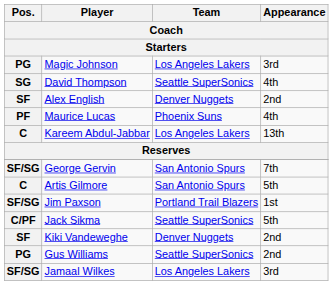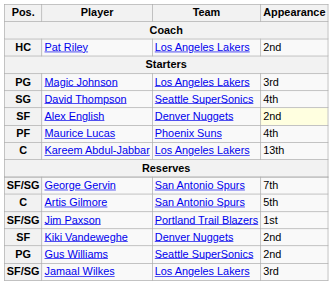+ row: (66, 47)
(272, 99) no background -> (272, 116) lightyellow background
- row: (72, 220)
